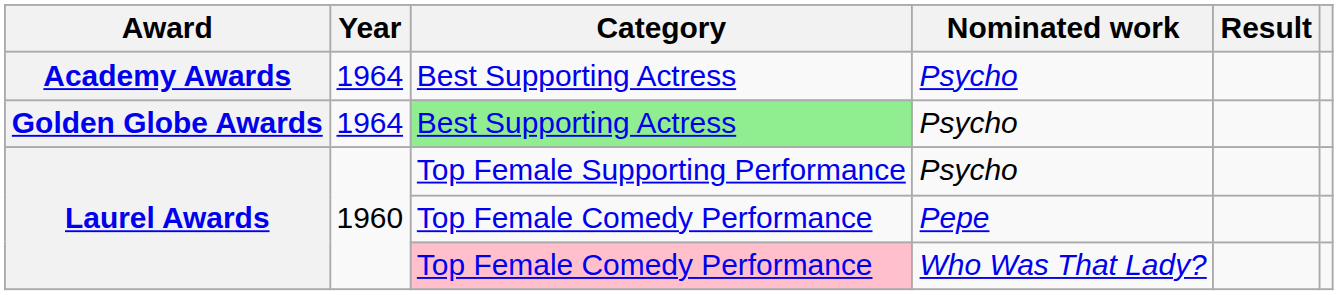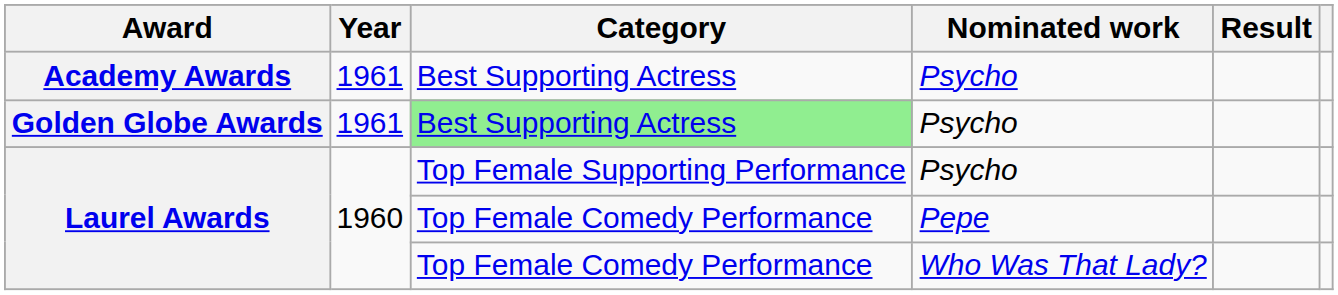(370, 75) 1964 -> (370, 75) 1961
(370, 123) 1964 -> (370, 123) 1961
(645, 265) pink background -> (645, 265) no background
